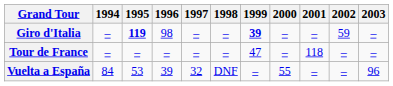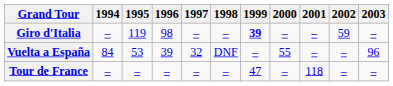(137, 33) bold -> (137, 33) normal
rows swapped: (49, 52) <-> (49, 71)
